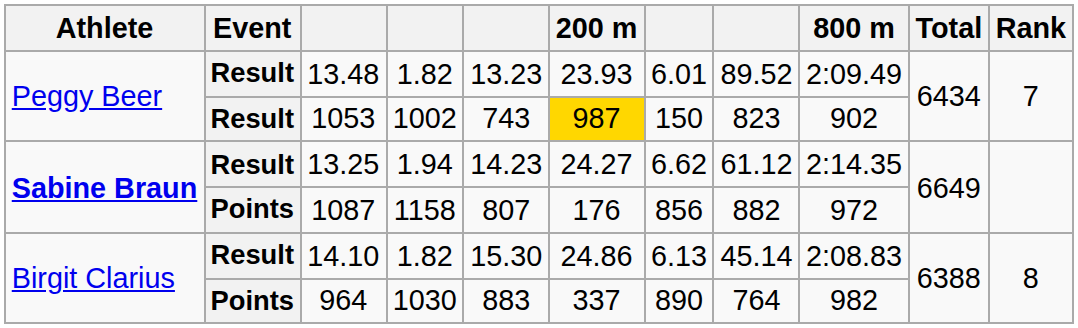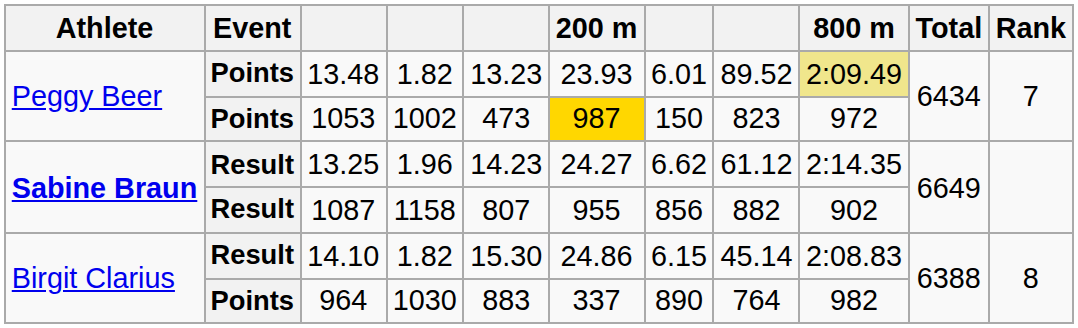(252, 74) Result -> (252, 74) Points
(854, 74) no background -> (854, 74) khaki background
(252, 119) Result -> (252, 119) Points
(506, 119) 743 -> (506, 119) 473
(854, 119) 902 -> (854, 119) 972
(425, 165) 1.94 -> (425, 165) 1.96
(252, 210) Points -> (252, 210) Result
(597, 210) 176 -> (597, 210) 955
(854, 210) 972 -> (854, 210) 902
(679, 256) 6.13 -> (679, 256) 6.15
